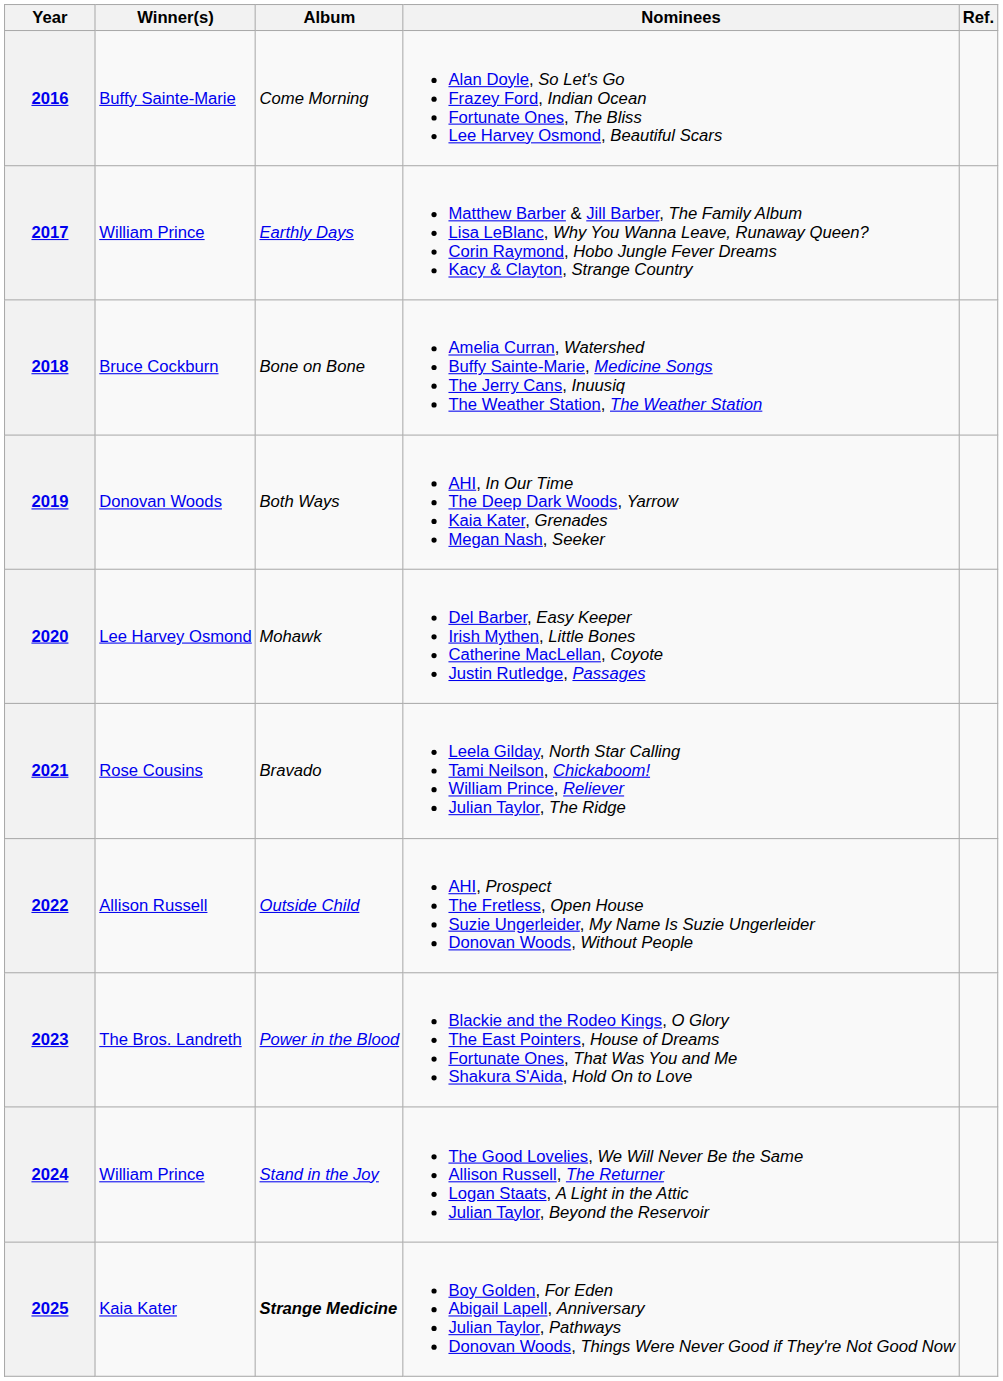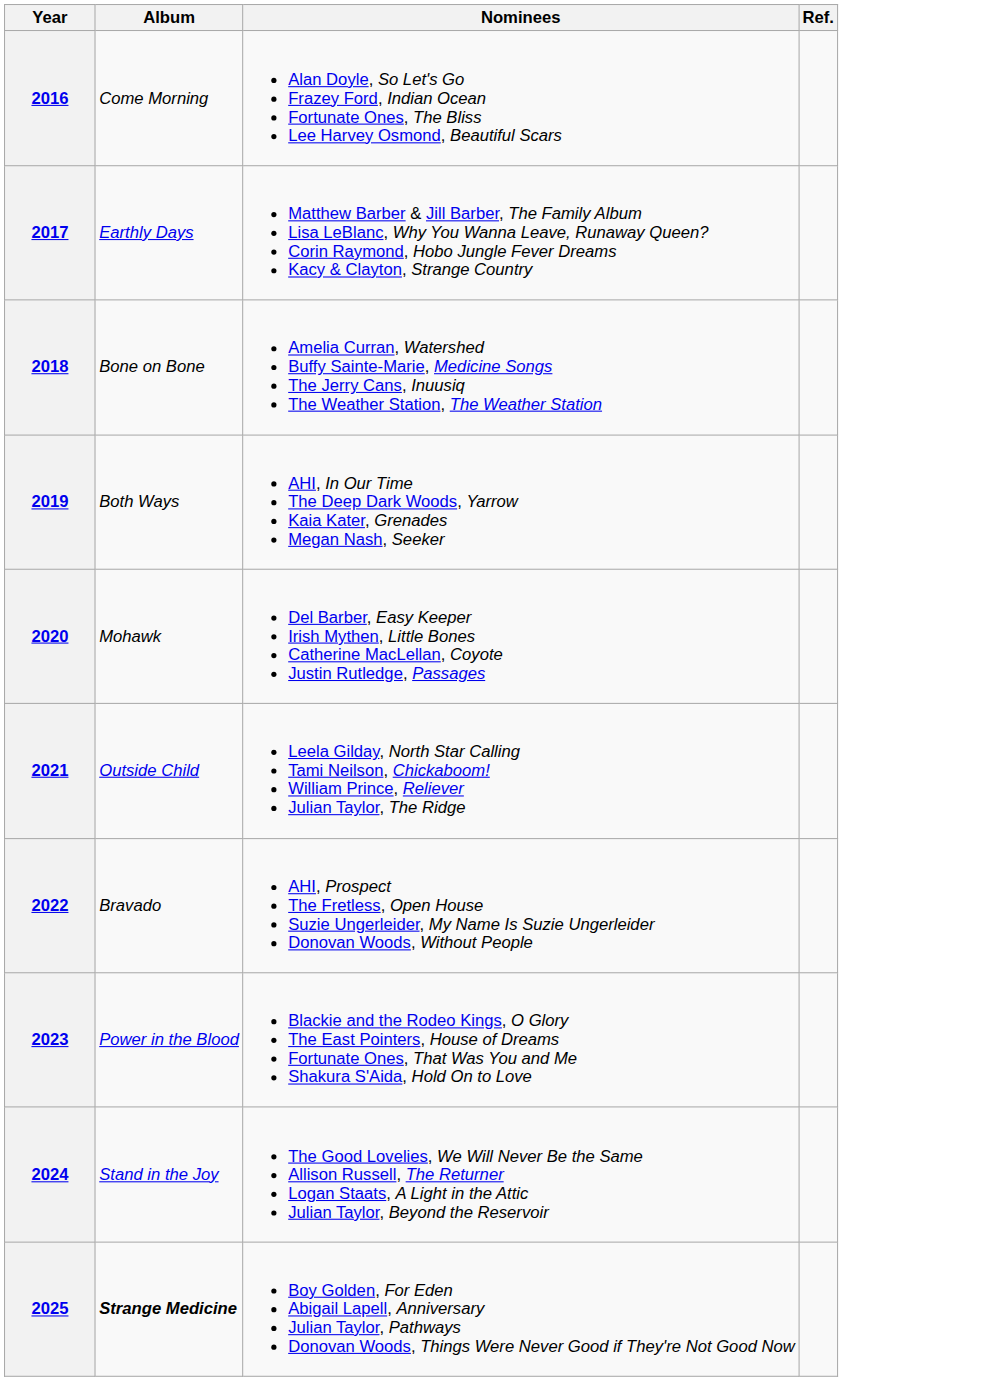- column: (176, 17)
(290, 770) Bravado -> (149, 770) Outside Child
(309, 905) Outside Child -> (130, 905) Bravado
